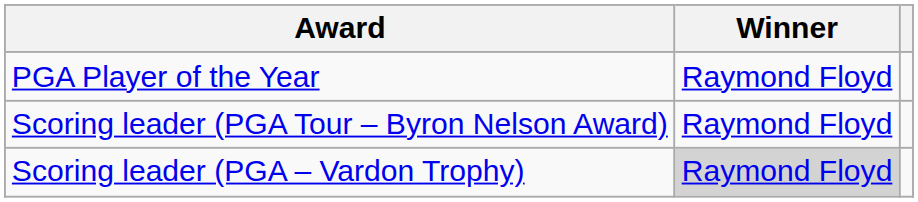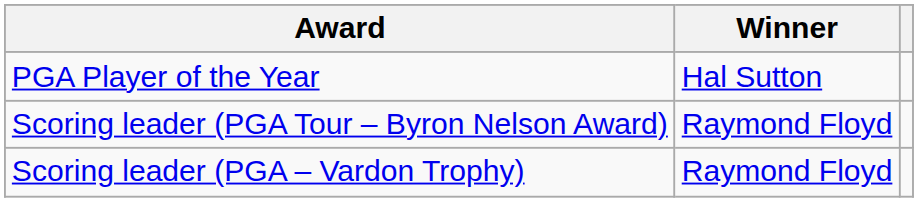(787, 76) Raymond Floyd -> (752, 76) Hal Sutton
(787, 171) lightgrey background -> (787, 171) no background
